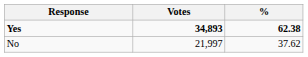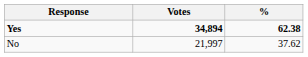(209, 28) 34,893 -> (209, 28) 34,894
